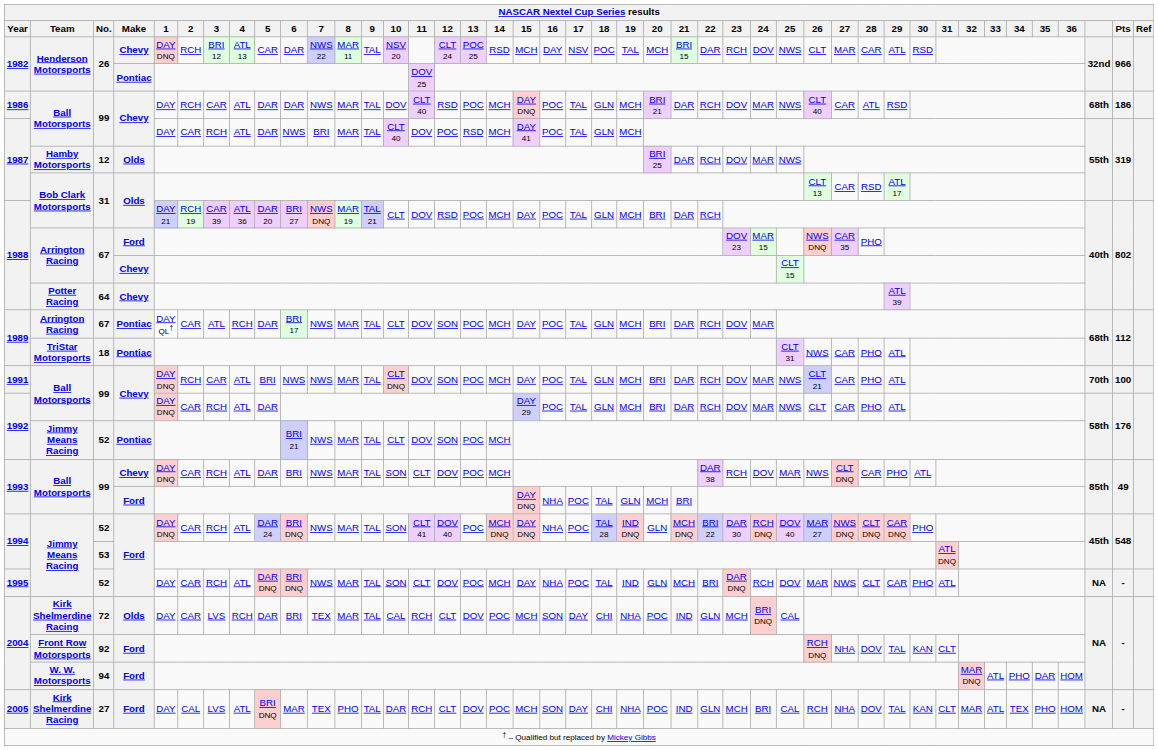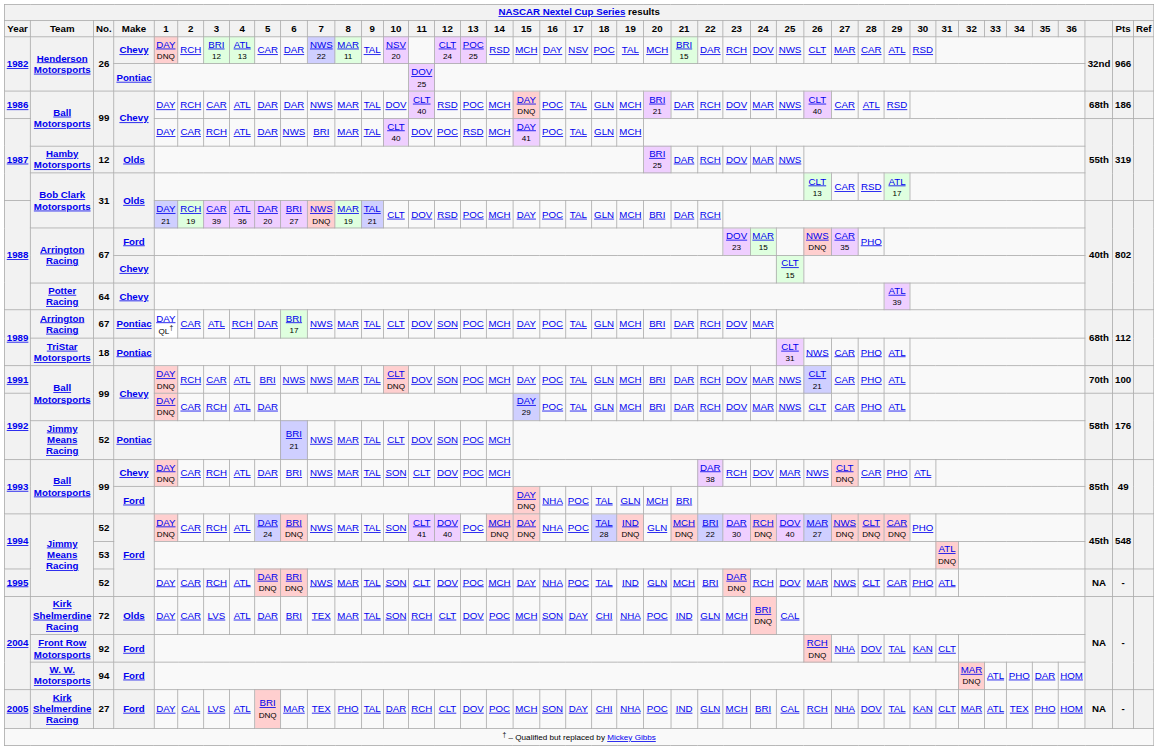(242, 615) RCH -> (242, 615) ATL
(396, 615) CAL -> (396, 615) SON
